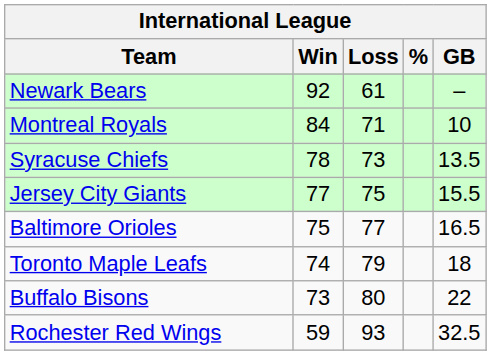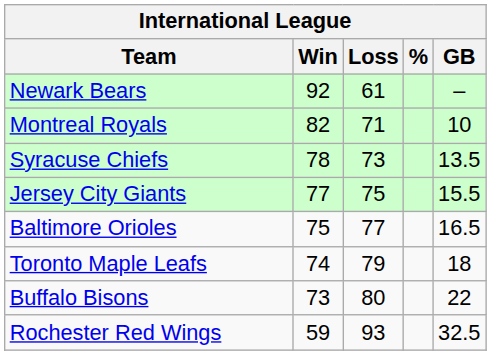(318, 125) 84 -> (318, 125) 82
